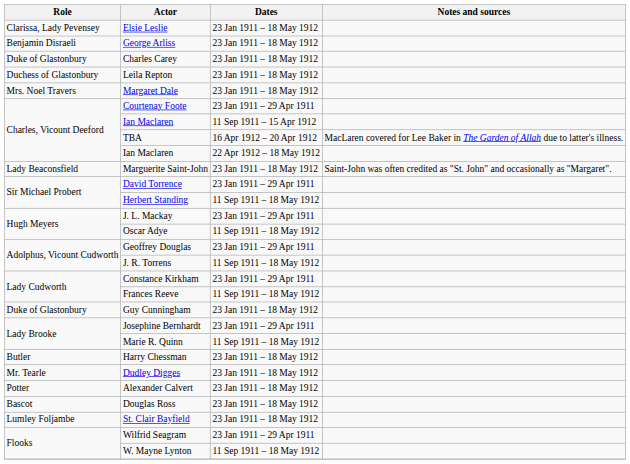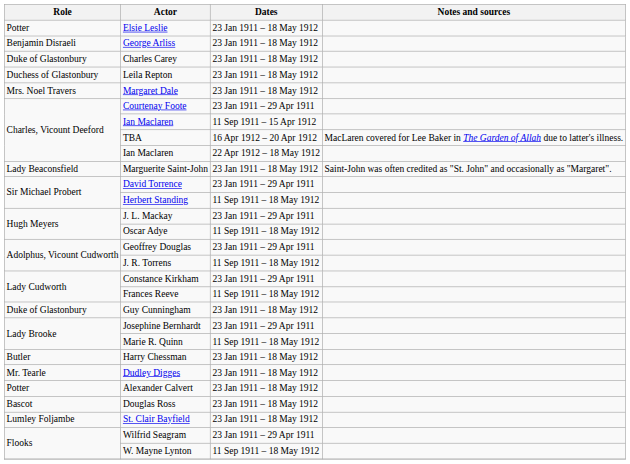(53, 28) Clarissa, Lady Pevensey -> (18, 28) Potter
